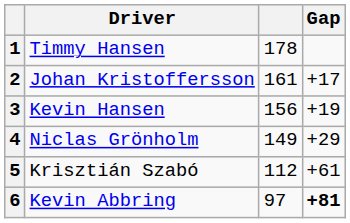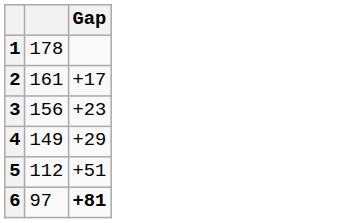- column: (142, 20)
(324, 111) +19 -> (89, 111) +23
(324, 172) +61 -> (89, 172) +51
